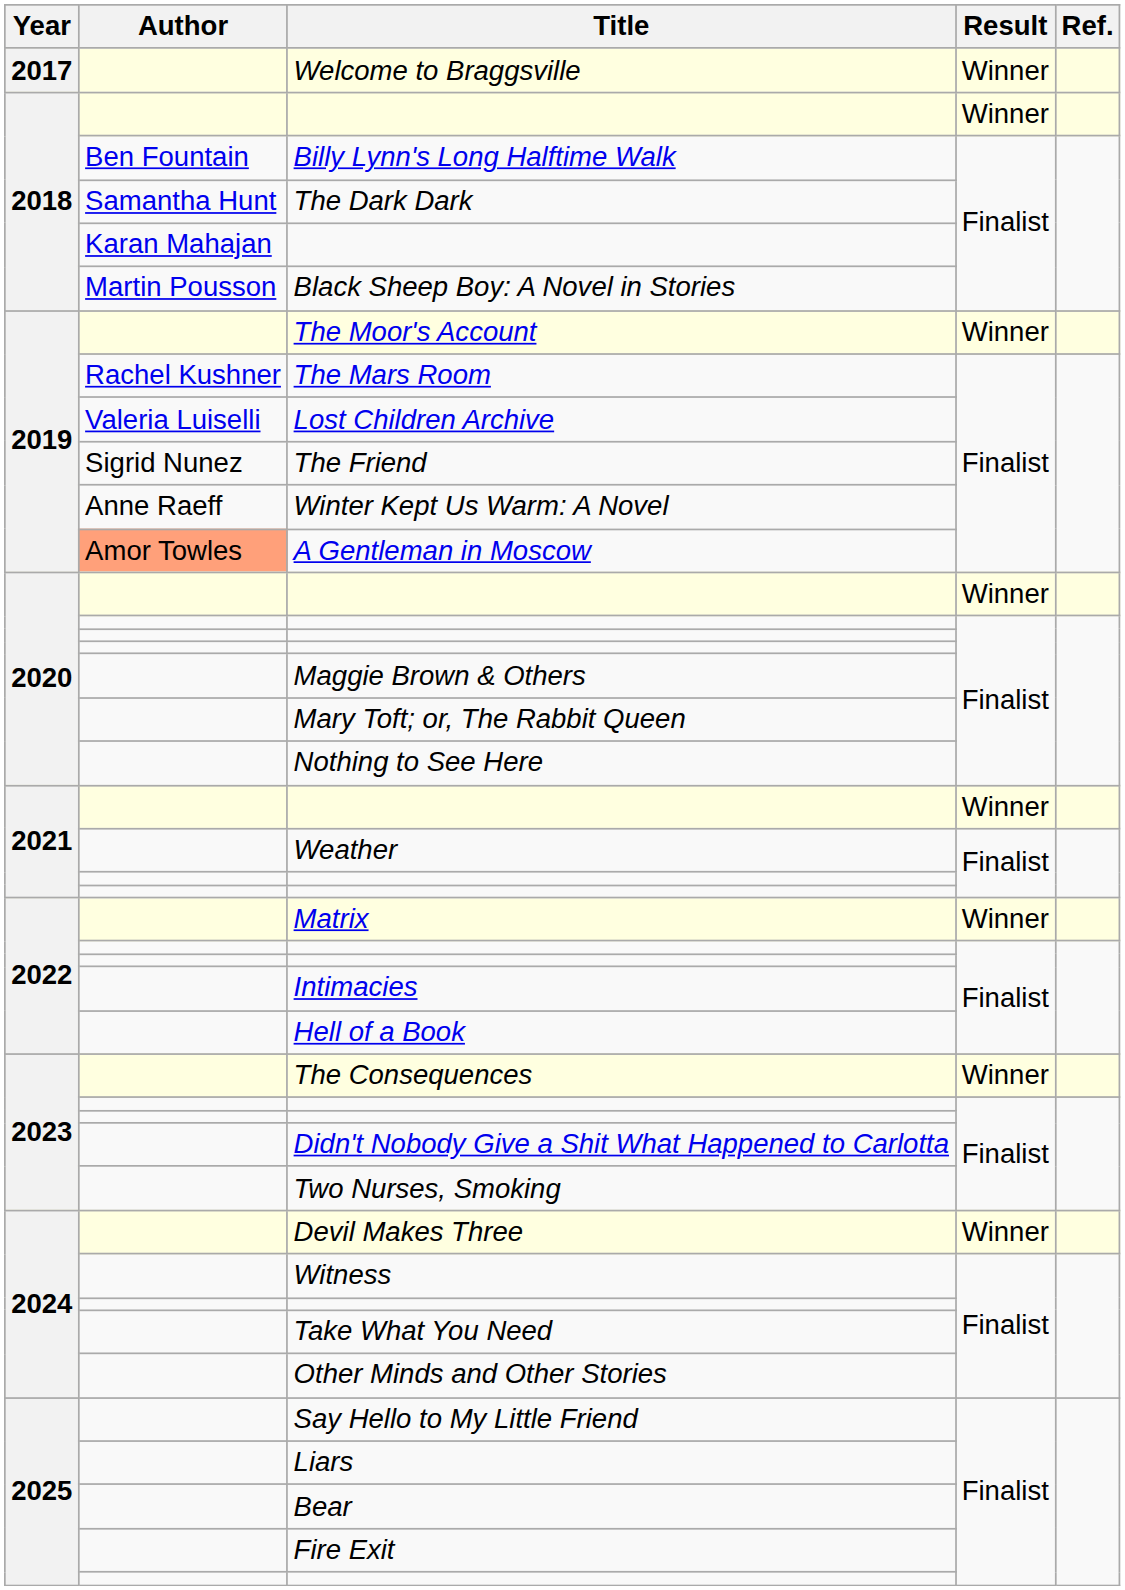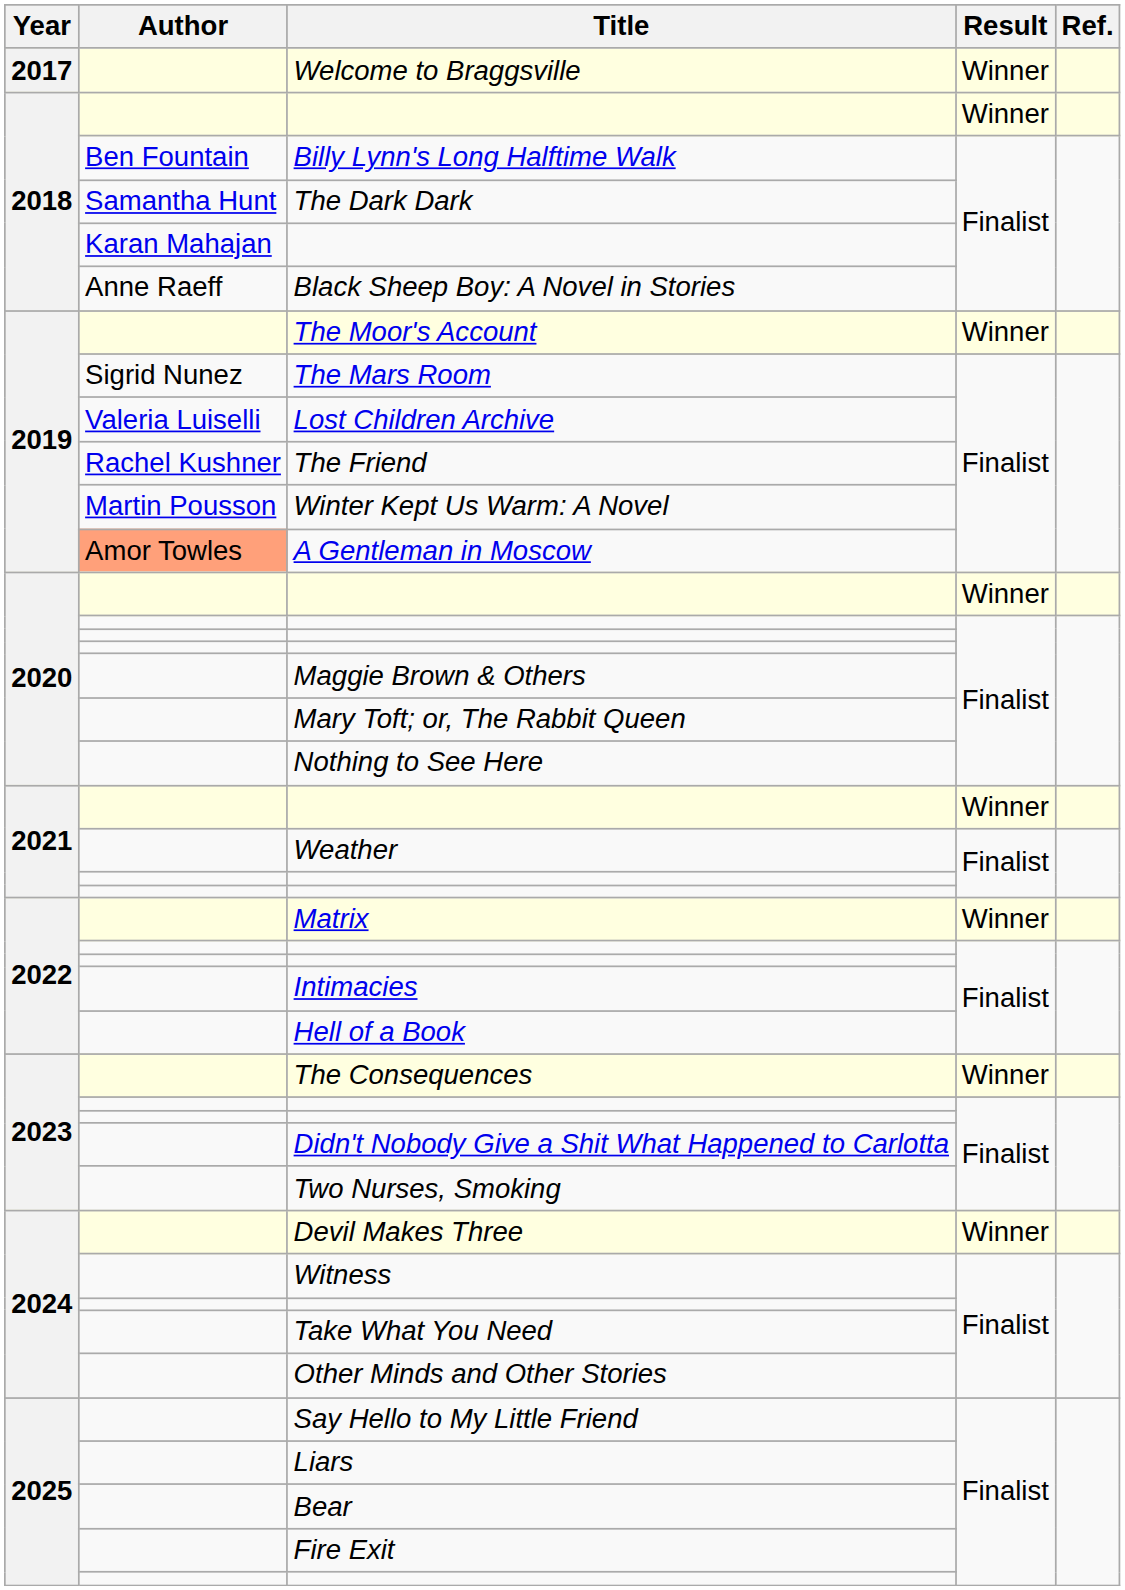(181, 288) Martin Pousson -> (154, 288) Anne Raeff
(183, 375) Rachel Kushner -> (164, 375) Sigrid Nunez
(164, 462) Sigrid Nunez -> (183, 462) Rachel Kushner
(154, 506) Anne Raeff -> (181, 506) Martin Pousson
